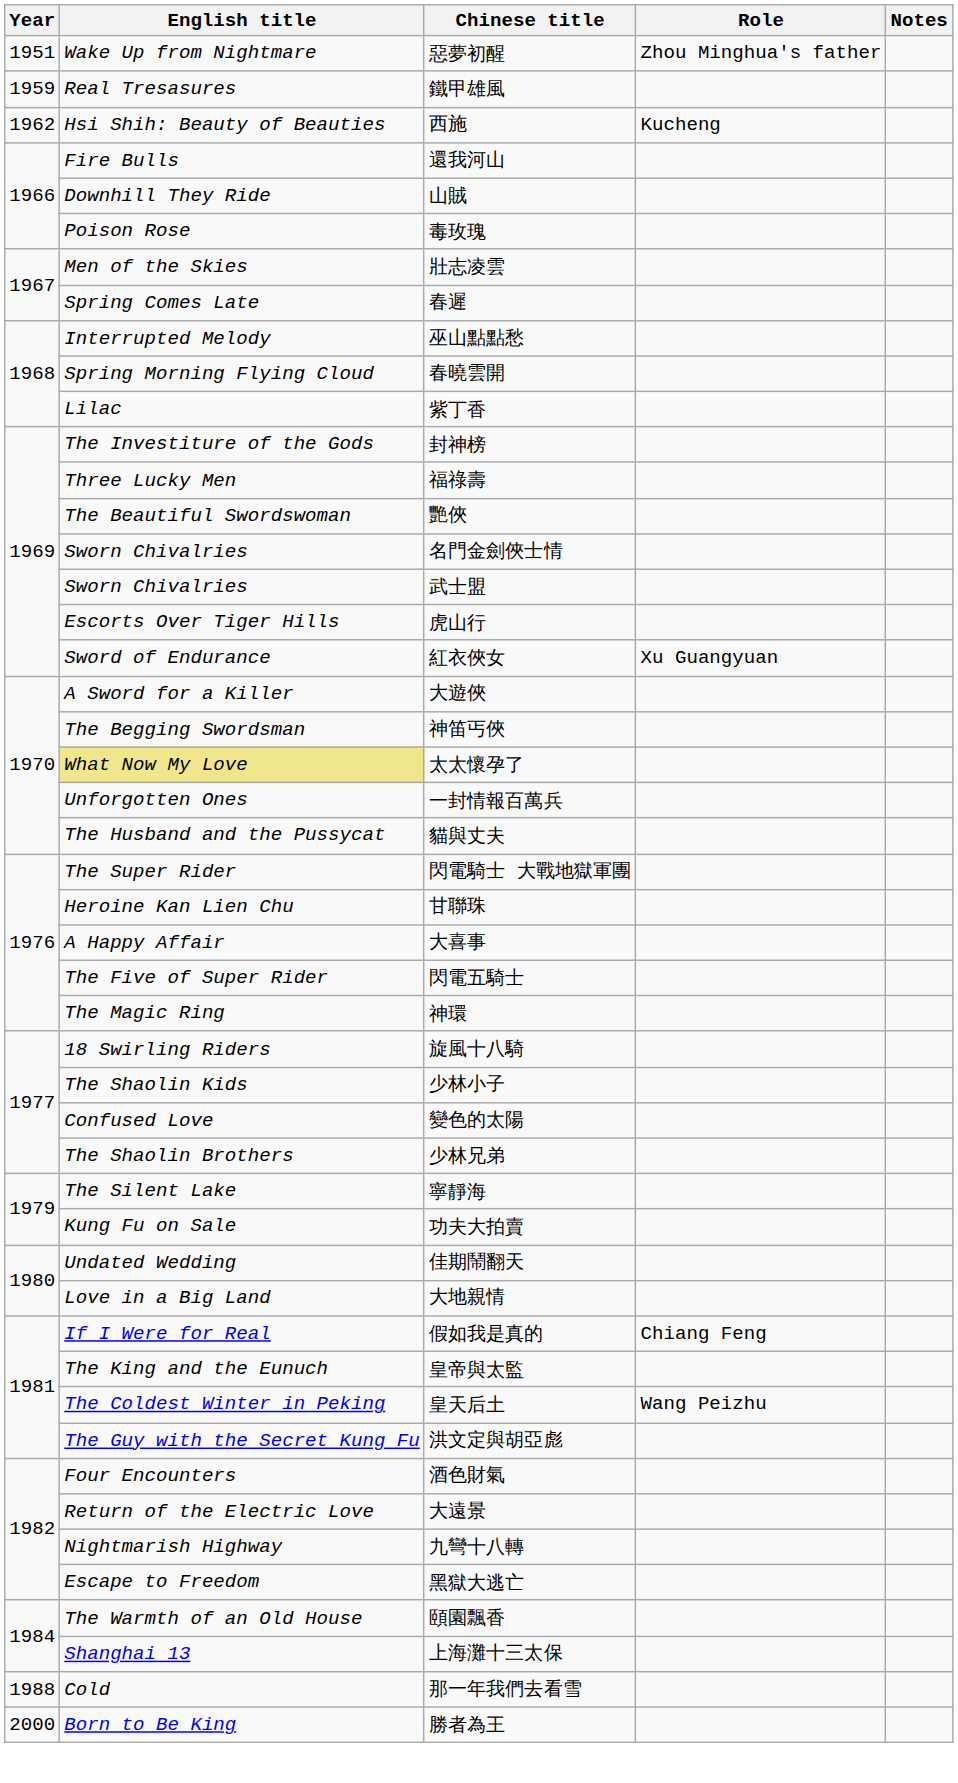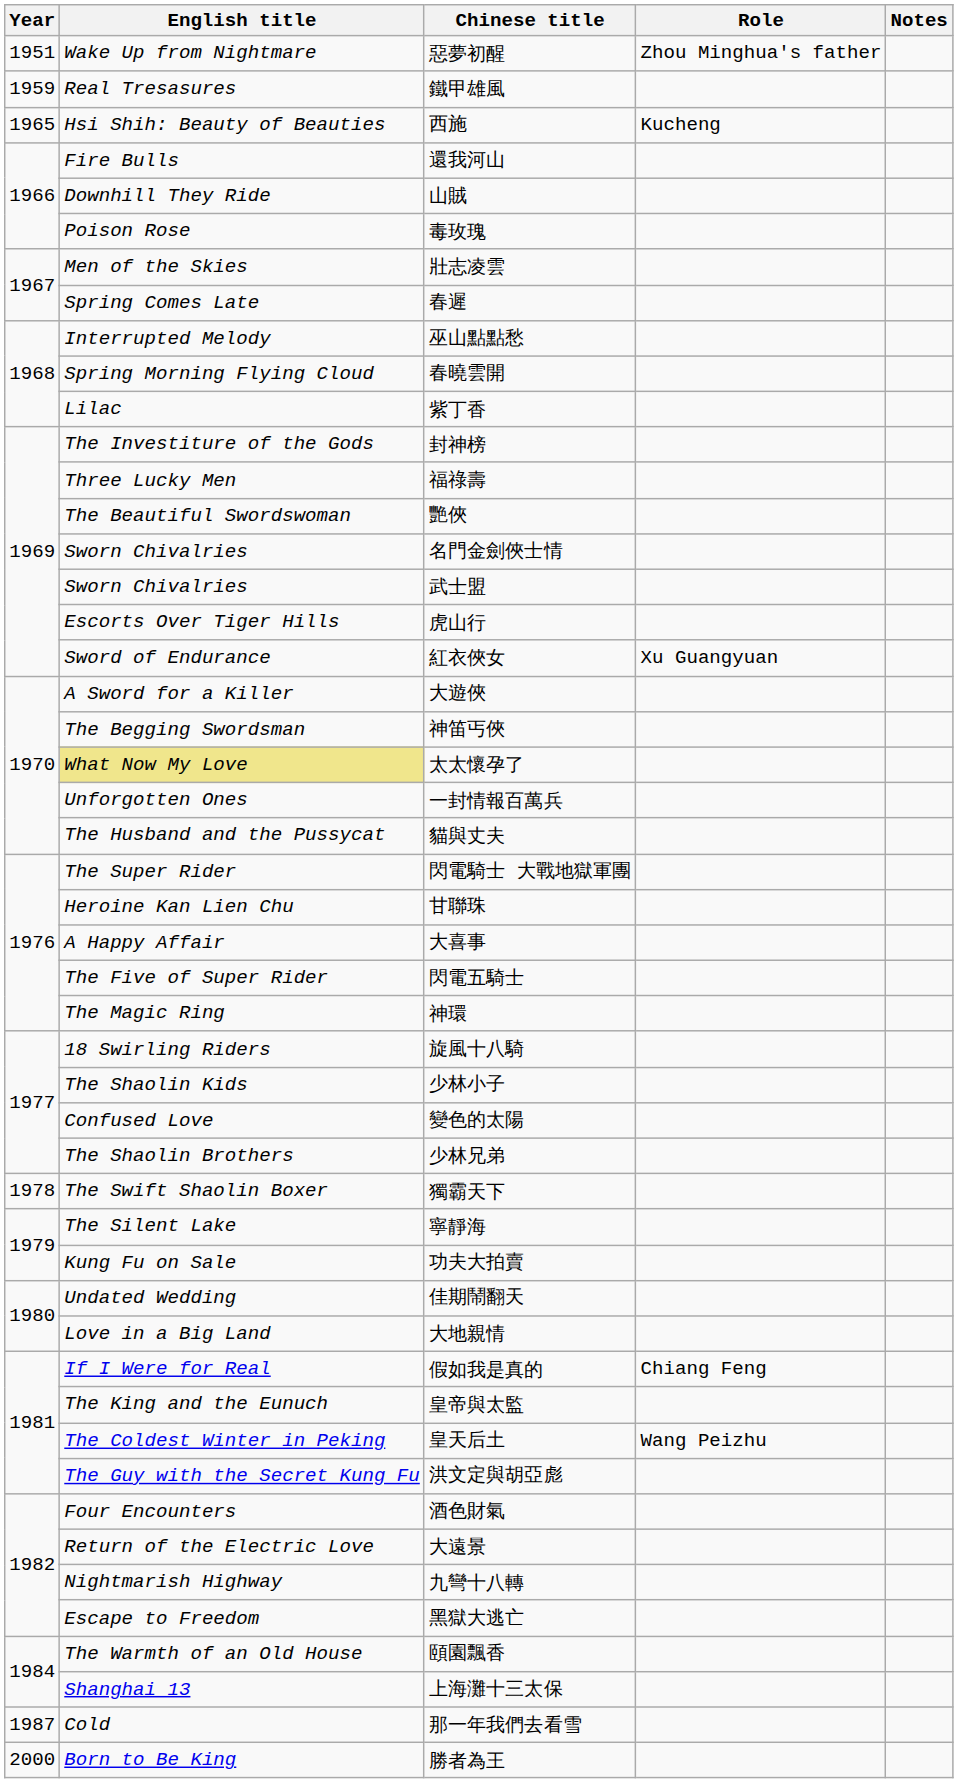(32, 125) 1962 -> (32, 125) 1965
+ row: (467, 1192)
(32, 1689) 1988 -> (32, 1725) 1987
